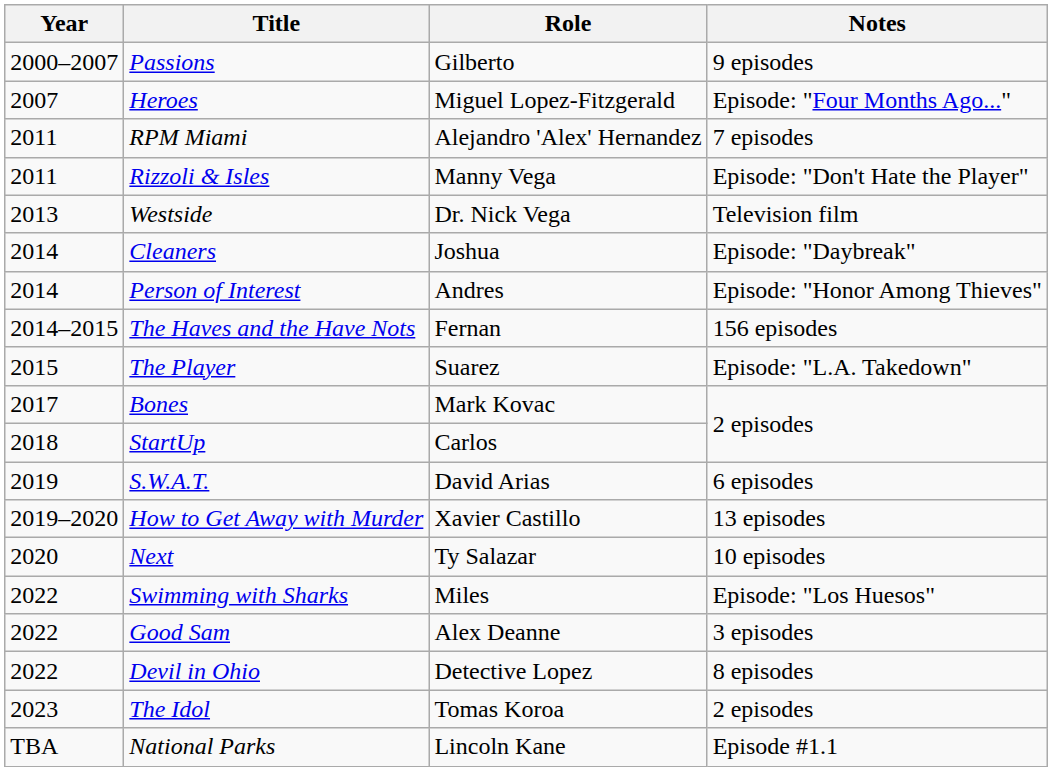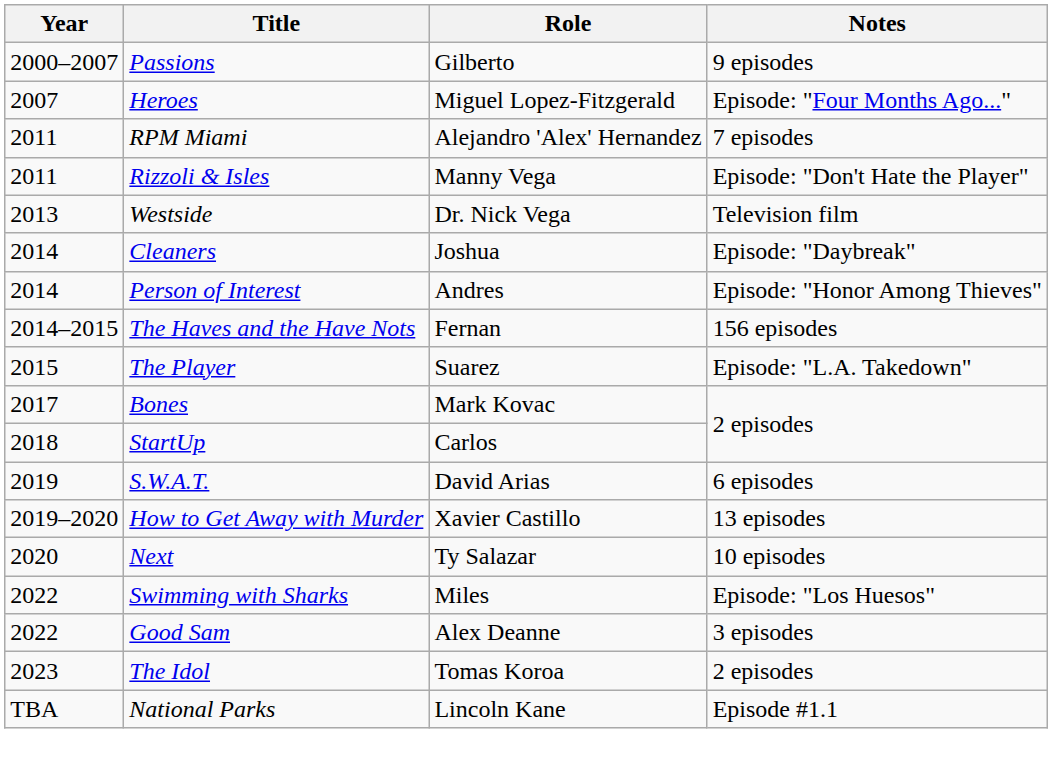- row: (195, 670)
